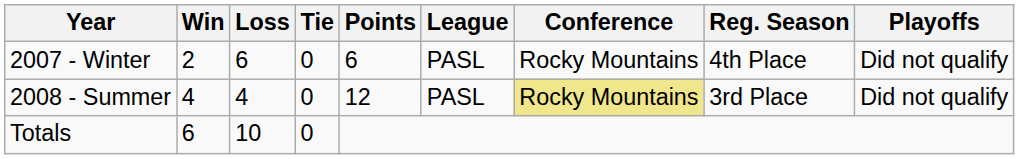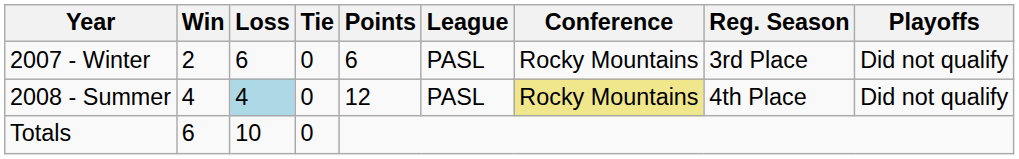(758, 60) 4th Place -> (759, 60) 3rd Place
(242, 97) no background -> (242, 97) lightblue background
(759, 97) 3rd Place -> (758, 97) 4th Place
